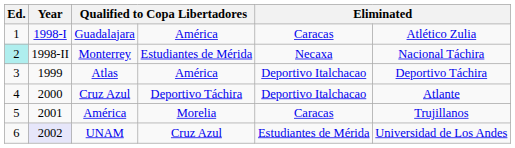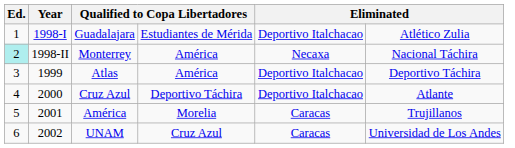(196, 34) América -> (196, 34) Estudiantes de Mérida
(314, 34) Caracas -> (310, 34) Deportivo Italchacao
(196, 53) Estudiantes de Mérida -> (196, 53) América
(50, 133) lavender background -> (50, 133) no background
(314, 133) Estudiantes de Mérida -> (310, 133) Caracas
